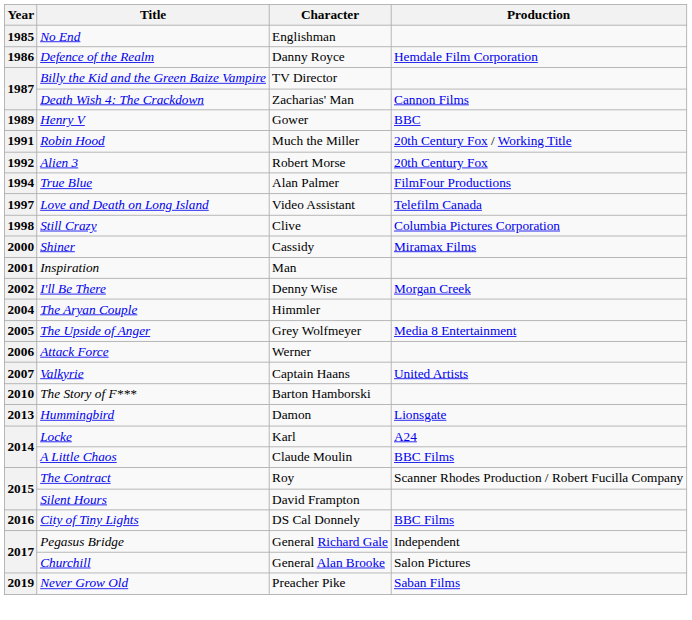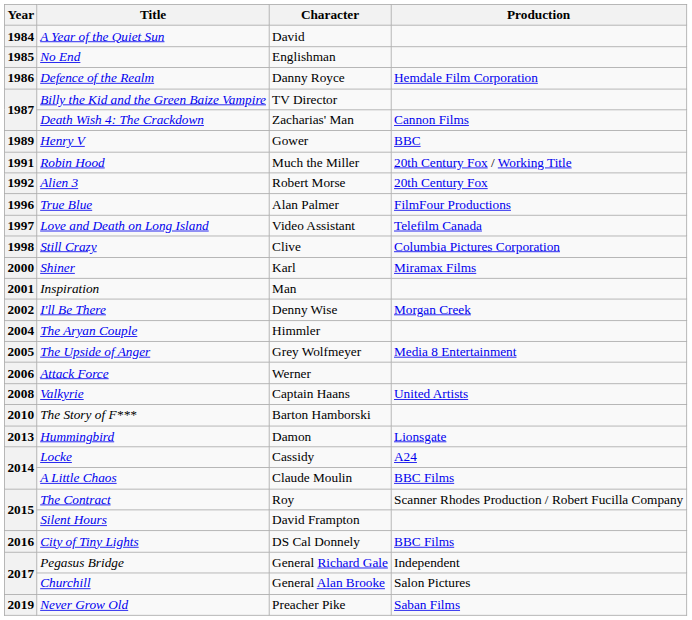+ row: (102, 36)
(21, 183) 1994 -> (21, 204) 1996
(293, 246) Cassidy -> (284, 267) Karl
(21, 373) 2007 -> (21, 394) 2008
(284, 436) Karl -> (293, 457) Cassidy
